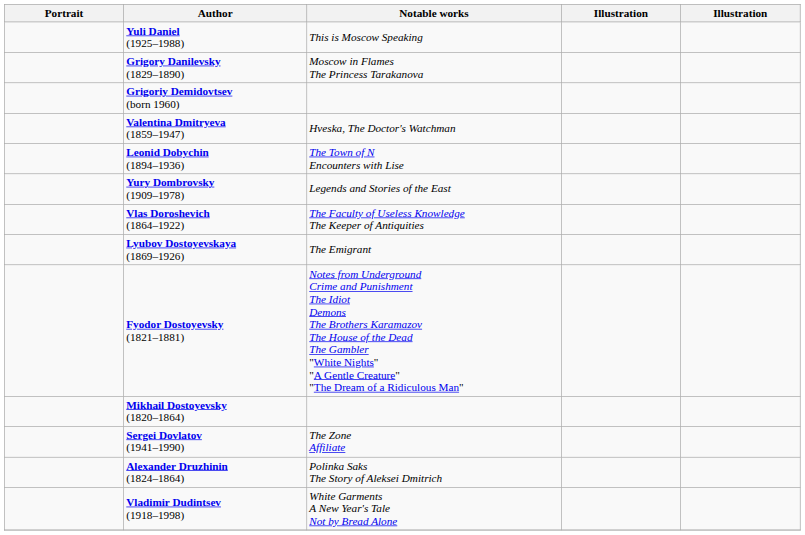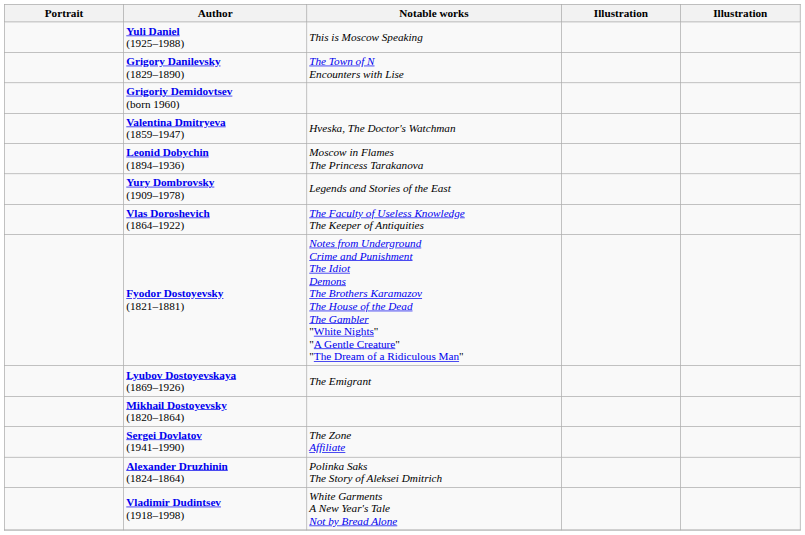(366, 67) Moscow in Flames The Princess Tarakanova -> (357, 67) The Town of N Encounters with Lise
(357, 158) The Town of N Encounters with Lise -> (366, 158) Moscow in Flames The Princess Tarakanova
rows swapped: (181, 249) <-> (175, 330)
